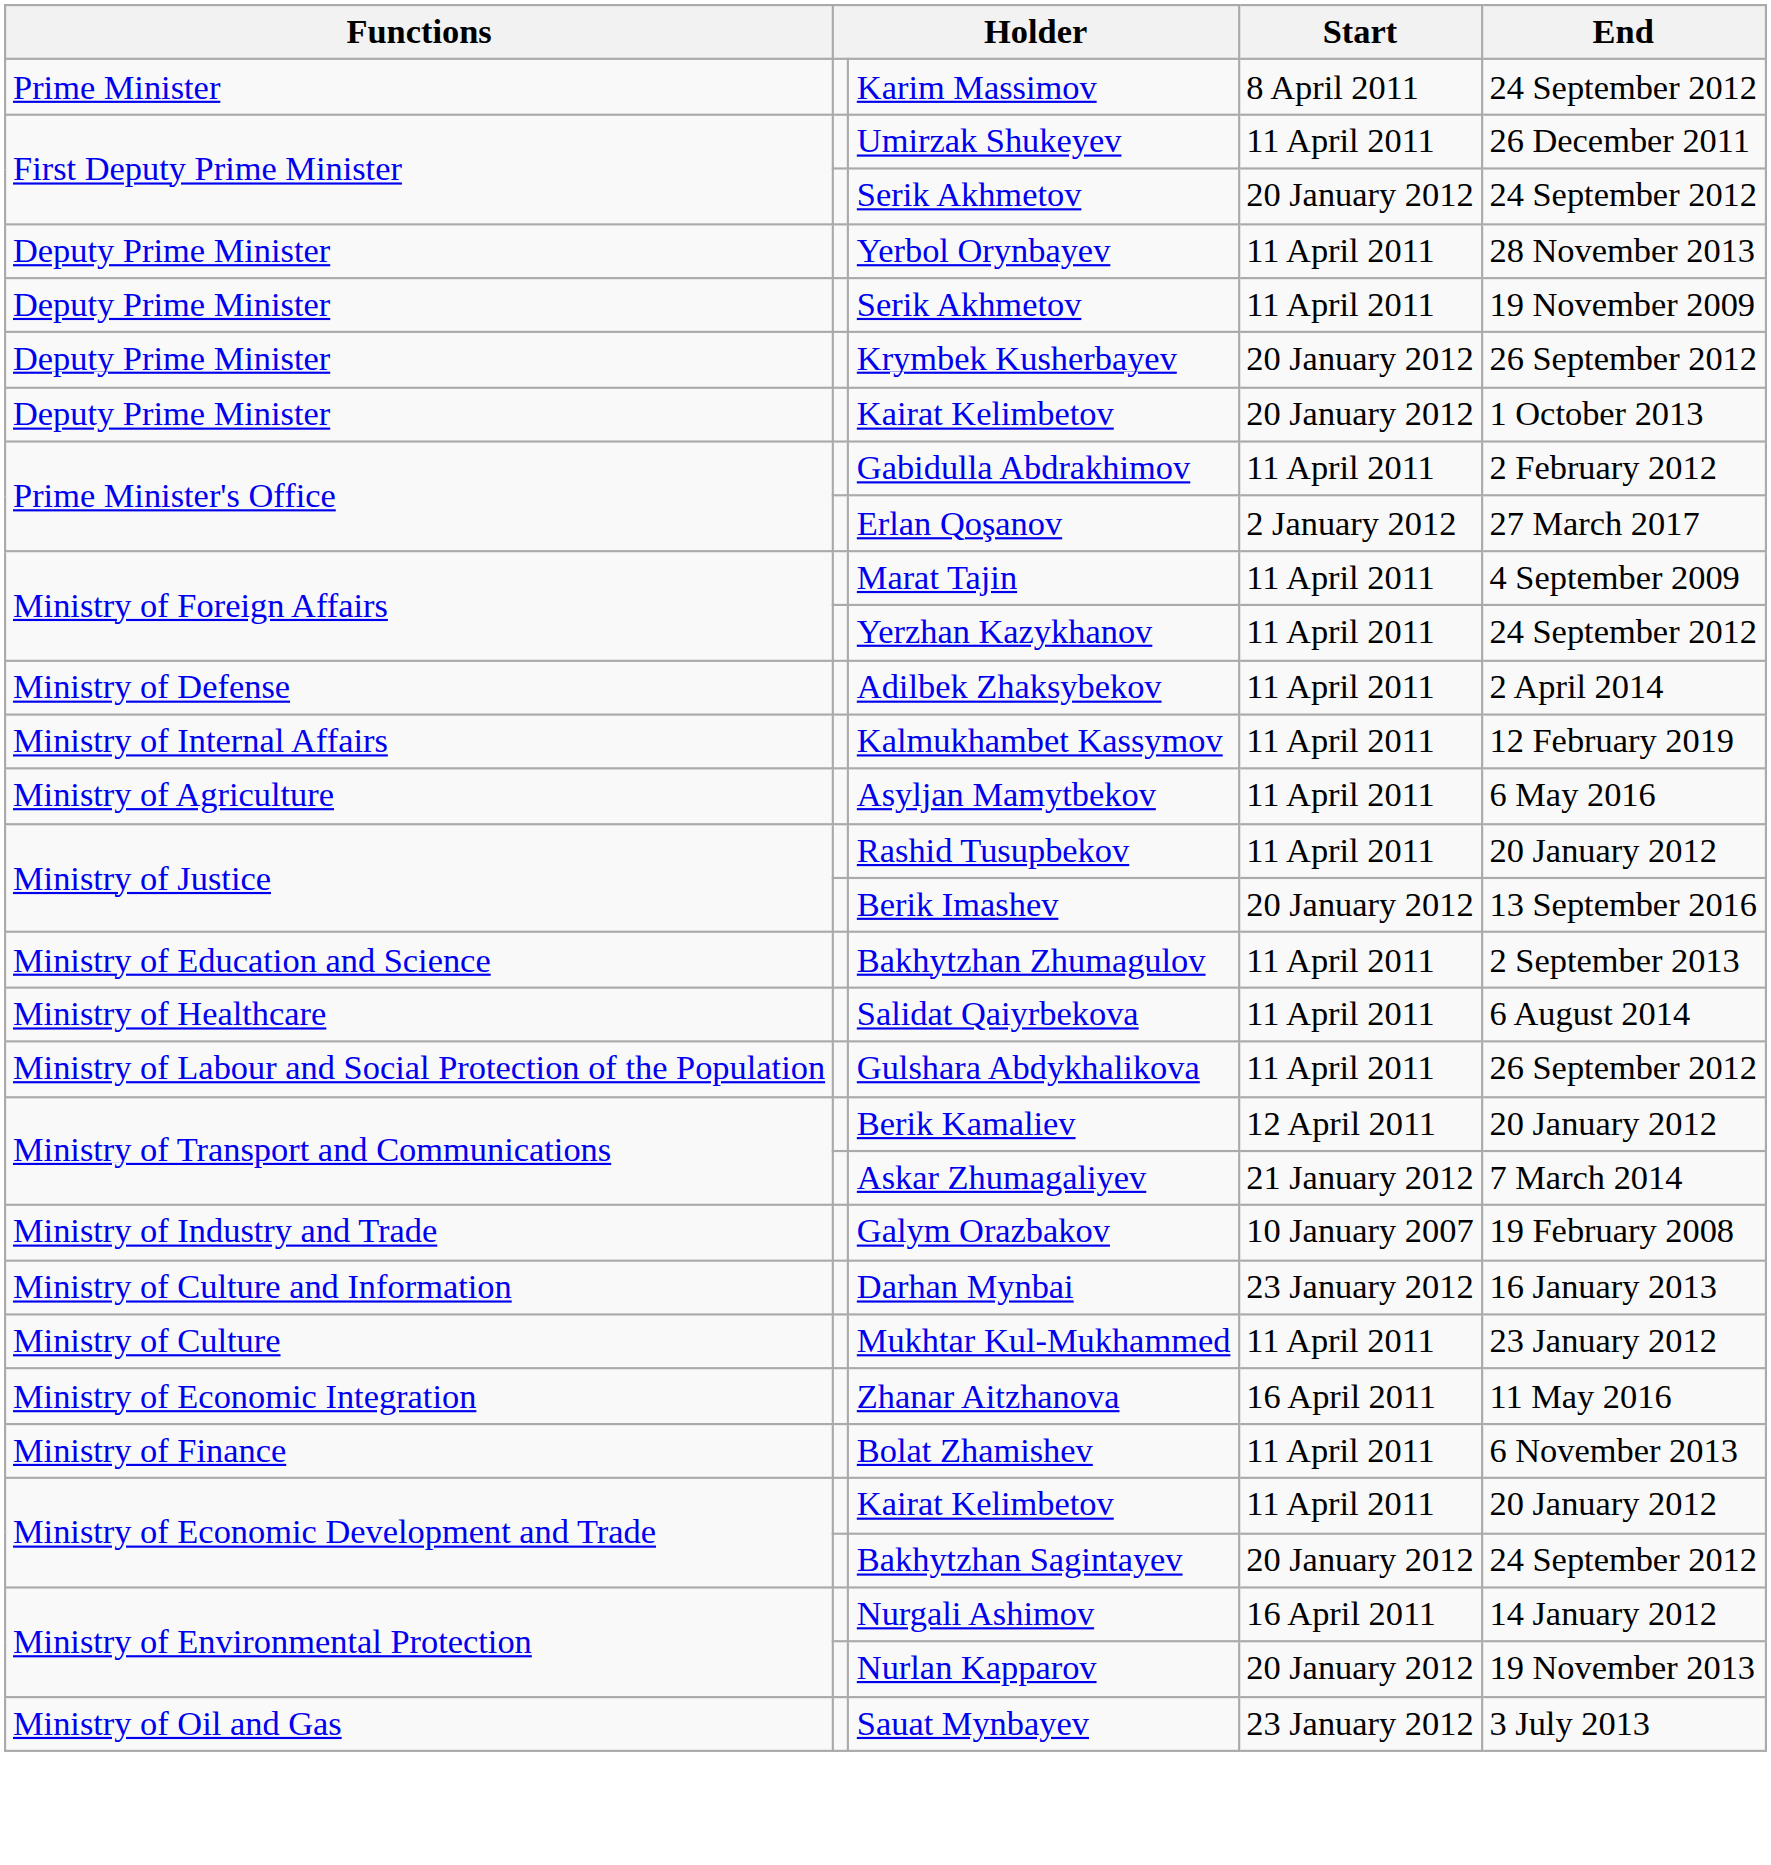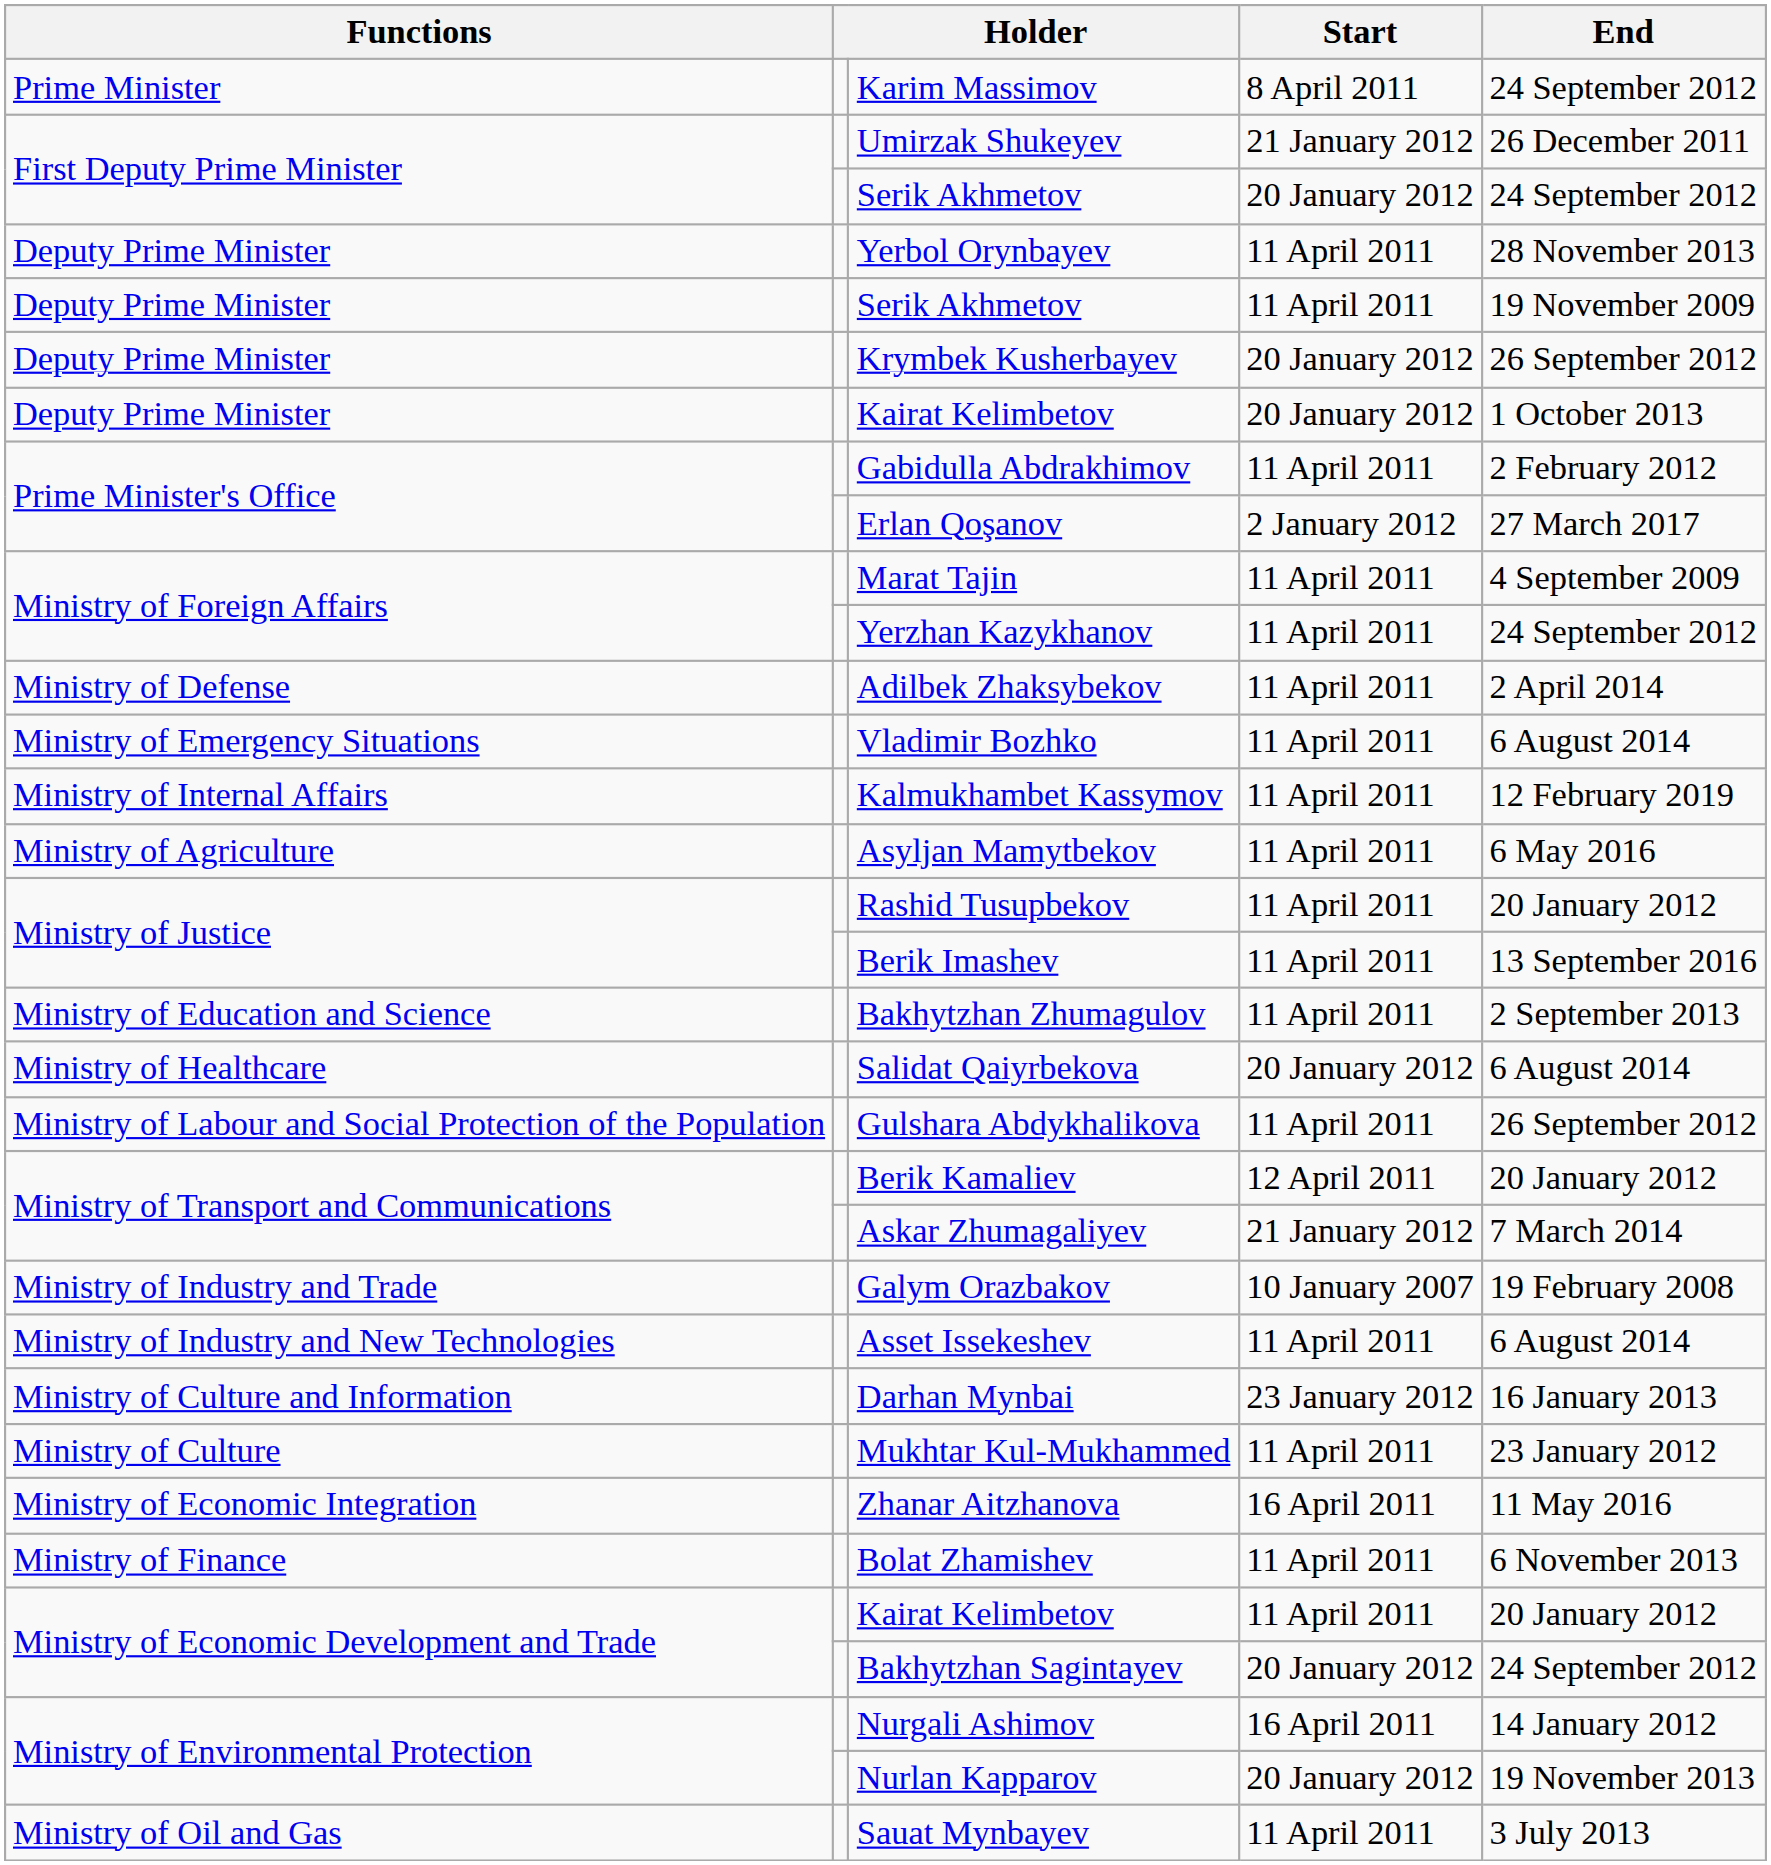(1341, 140) 11 April 2011 -> (1360, 140) 21 January 2012
+ row: (246, 741)
(1360, 904) 20 January 2012 -> (1341, 959) 11 April 2011
(1341, 1013) 11 April 2011 -> (1360, 1068) 20 January 2012
+ row: (314, 1341)
(1360, 1723) 23 January 2012 -> (1341, 1832) 11 April 2011
